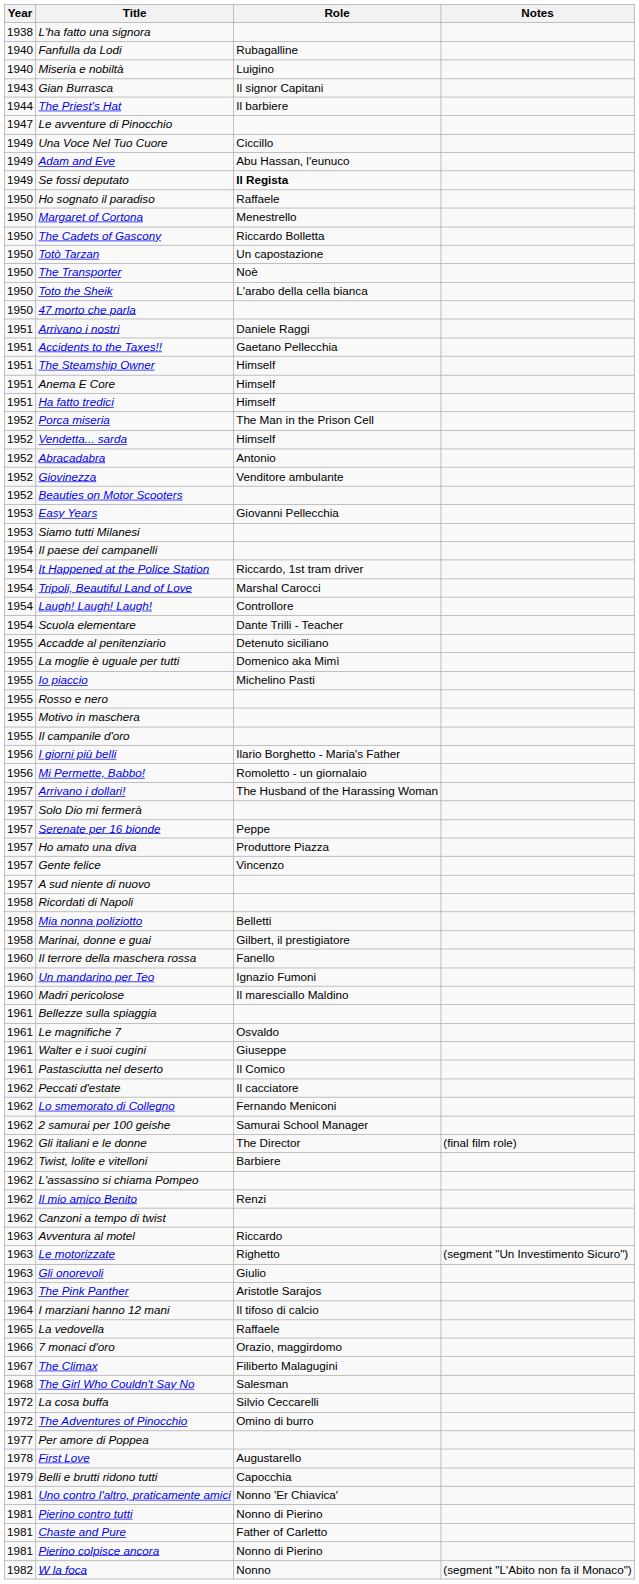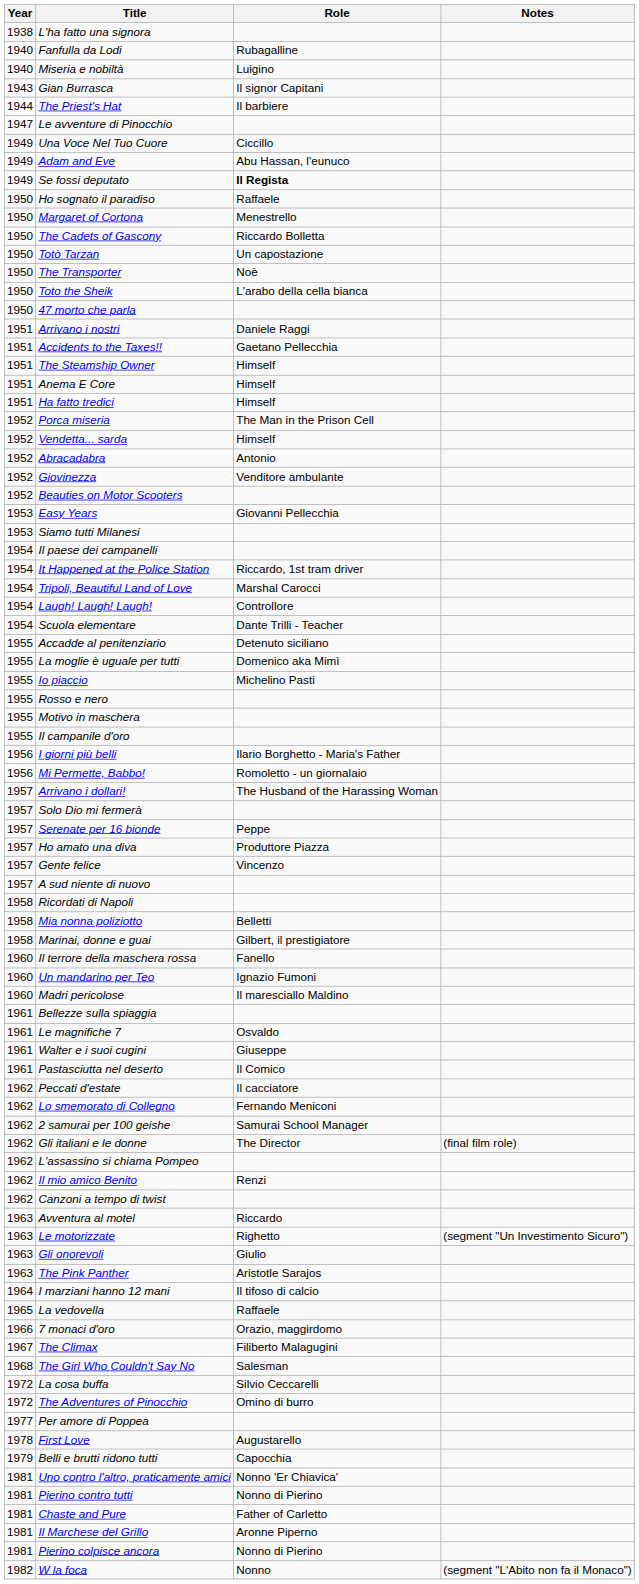- row: (93, 1162)
+ row: (93, 1532)
